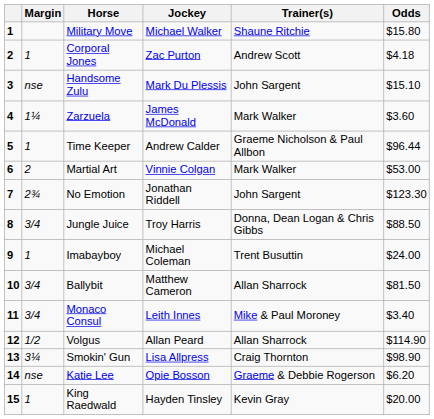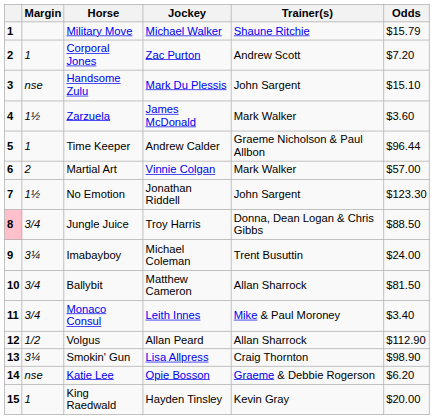(403, 31) $15.80 -> (403, 31) $15.79
(400, 55) $4.18 -> (400, 55) $7.20
(32, 115) 1¼ -> (32, 115) 1½
(403, 170) $53.00 -> (403, 170) $57.00
(32, 194) 2¾ -> (32, 194) 1½
(10, 224) no background -> (10, 224) pink background
(28, 255) 1 -> (32, 255) 3¼
(406, 339) $114.90 -> (406, 339) $112.90
